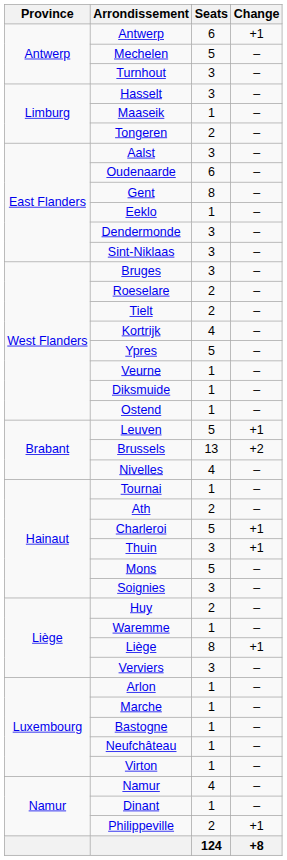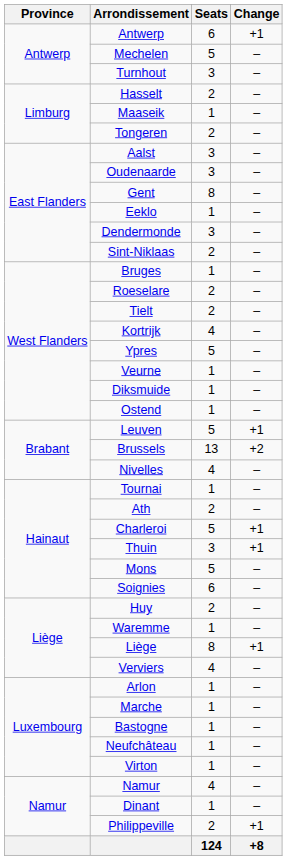(211, 93) 3 -> (211, 93) 2
(211, 172) 6 -> (211, 172) 3
(211, 251) 3 -> (211, 251) 2
(211, 271) 3 -> (211, 271) 1
(211, 588) 3 -> (211, 588) 6
(211, 667) 3 -> (211, 667) 4
